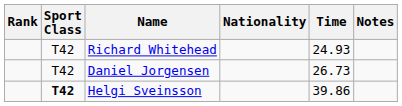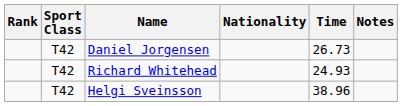rows swapped: (152, 50) <-> (149, 70)
(63, 91) bold -> (63, 91) normal
(331, 91) 39.86 -> (331, 91) 38.96
